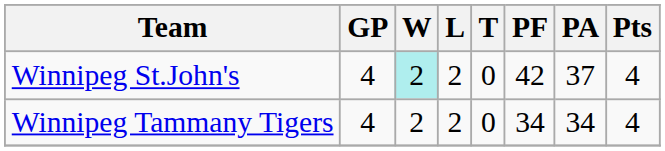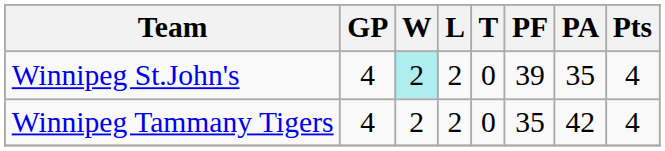(530, 74) 42 -> (530, 74) 39
(580, 74) 37 -> (580, 74) 35
(530, 121) 34 -> (530, 121) 35
(580, 121) 34 -> (580, 121) 42
